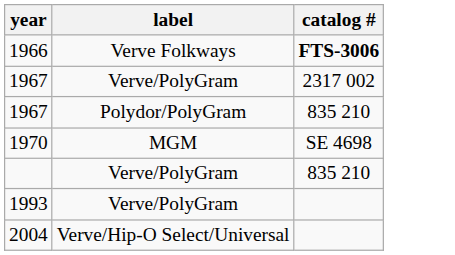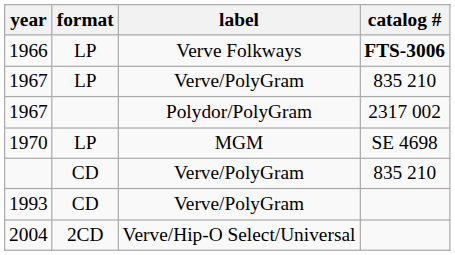+ column: (85, 19)
(339, 81) 2317 002 -> (405, 81) 835 210
(339, 111) 835 210 -> (405, 111) 2317 002
